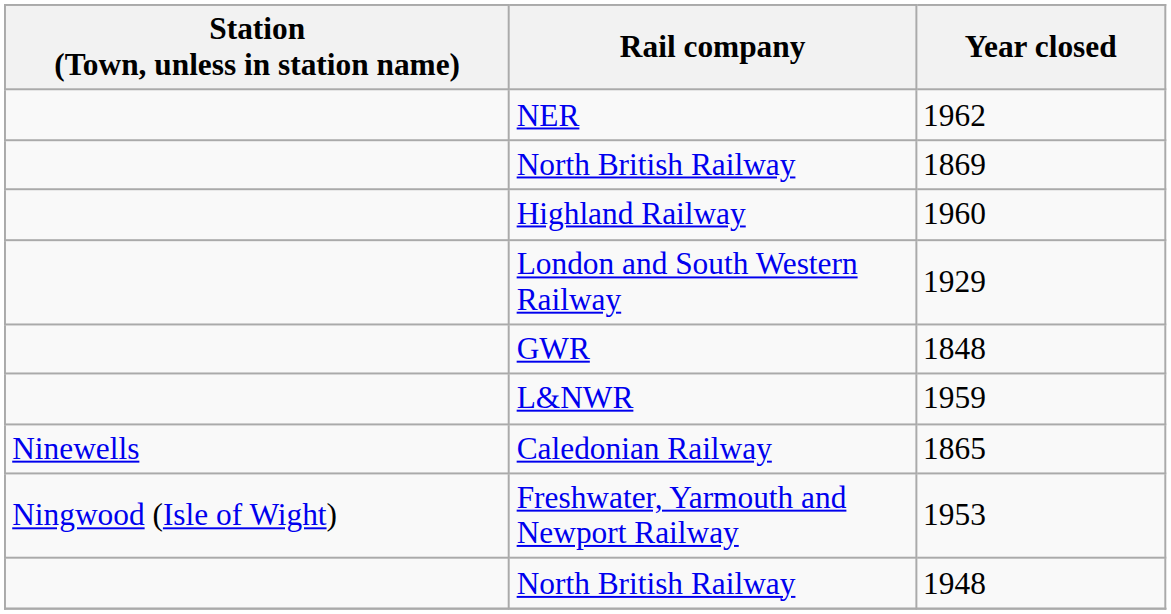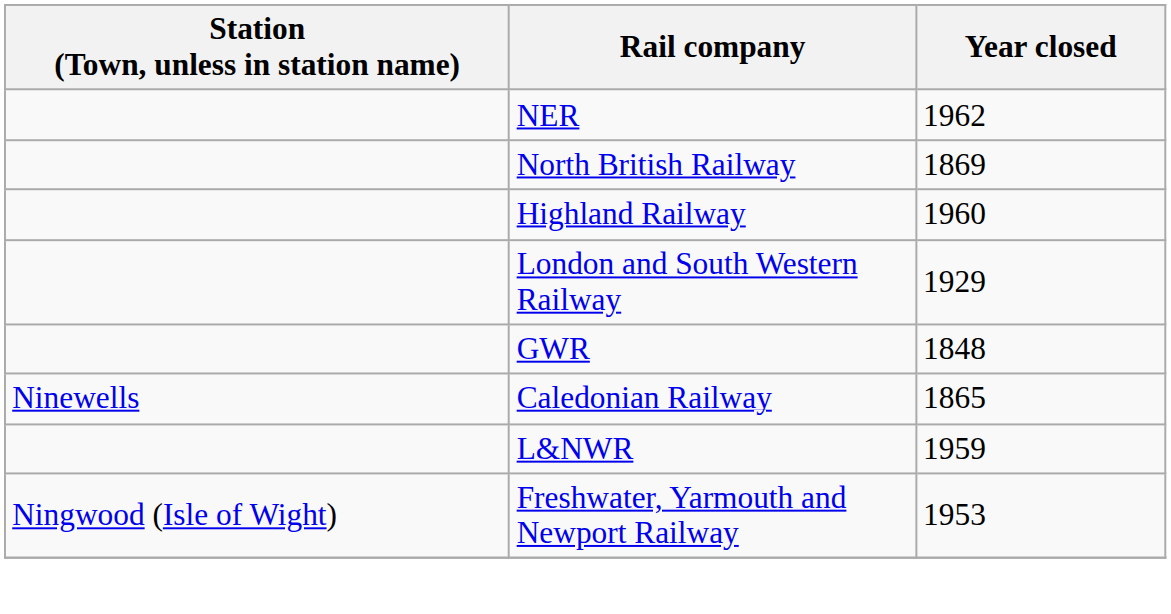rows swapped: (954, 398) <-> (954, 448)
- row: (954, 582)
